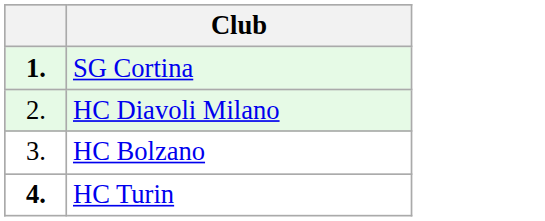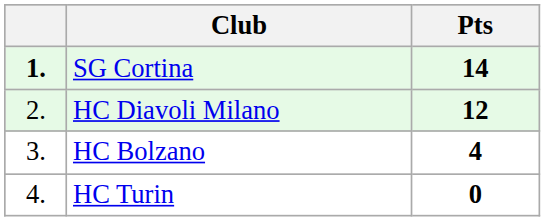+ column: (475, 25)
(36, 194) bold -> (36, 194) normal
